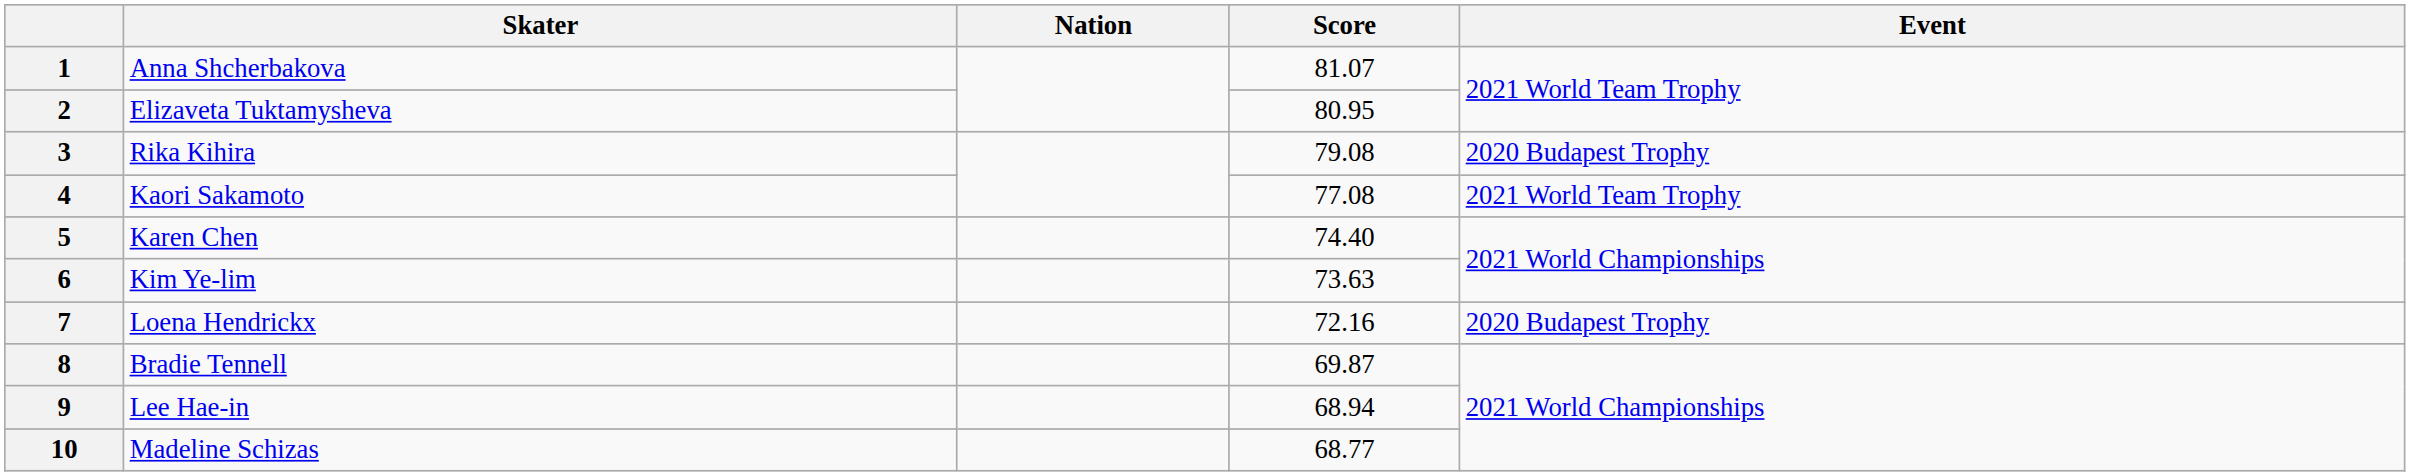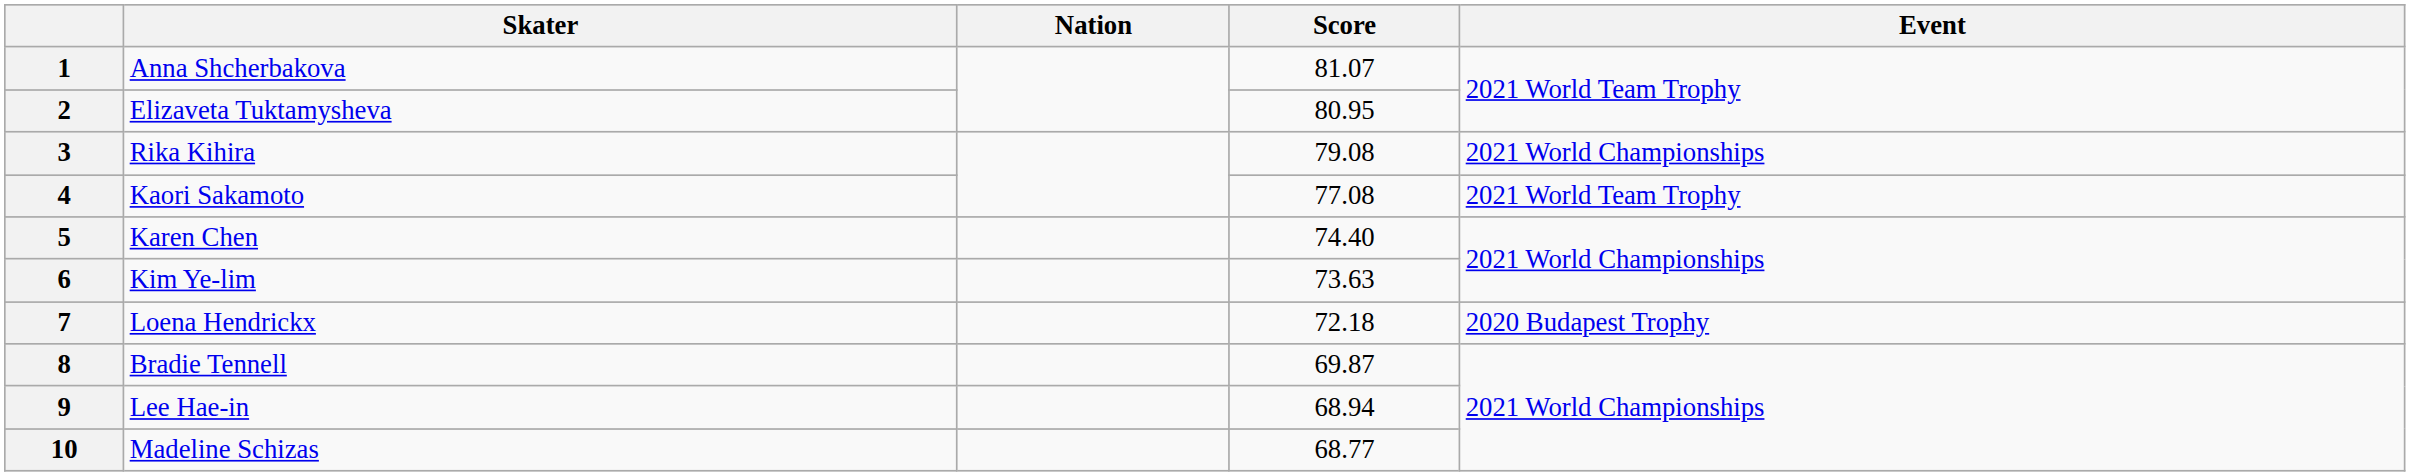(1587, 152) 2020 Budapest Trophy -> (1615, 152) 2021 World Championships
(1345, 322) 72.16 -> (1345, 322) 72.18
